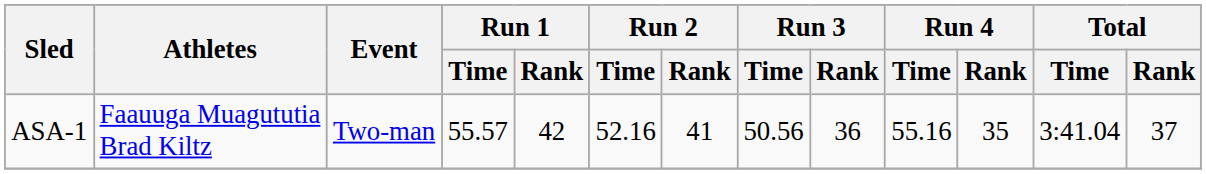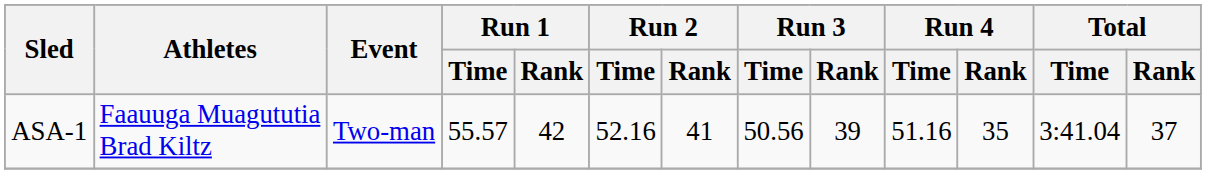(848, 131) 36 -> (848, 131) 39
(921, 131) 55.16 -> (921, 131) 51.16
